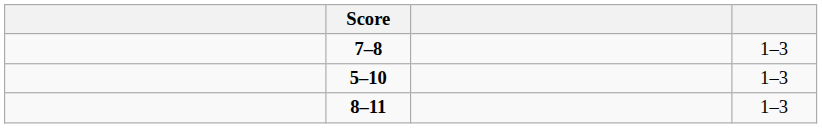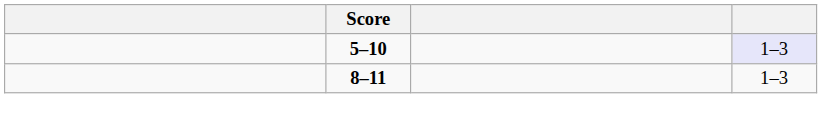- row: (368, 48)
(774, 78) no background -> (774, 48) lavender background
